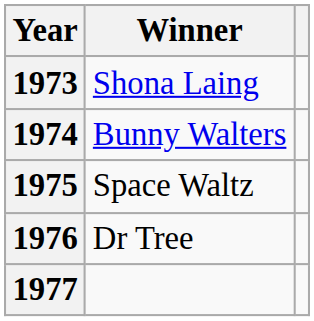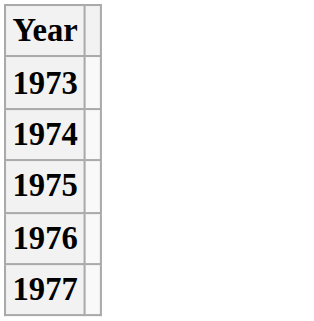- column: (190, 30)
